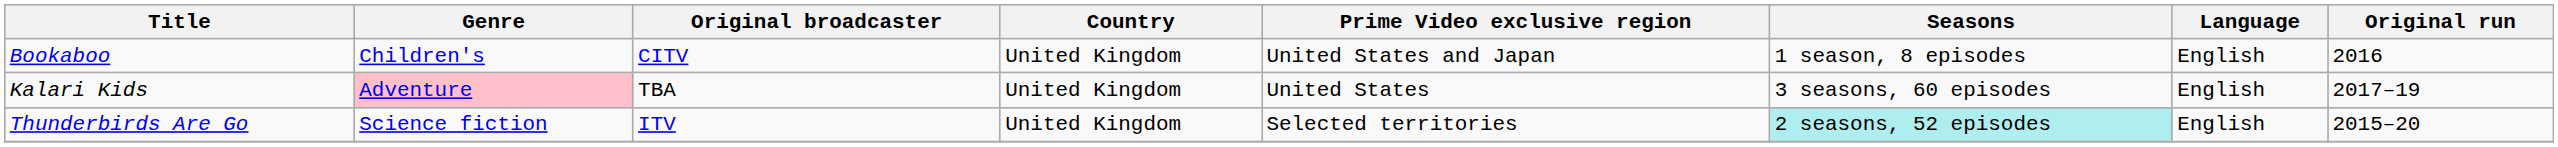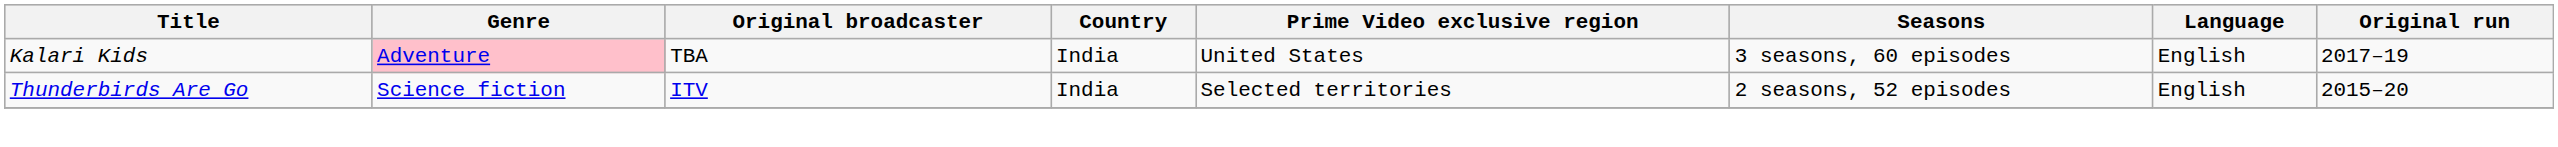- row: (60, 56)
(1093, 90) United Kingdom -> (1087, 56) India
(1093, 124) United Kingdom -> (1087, 90) India
(1913, 124) paleturquoise background -> (1873, 90) no background
